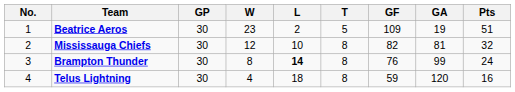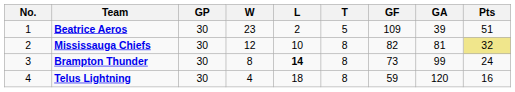(440, 29) 19 -> (440, 29) 39
(487, 45) no background -> (487, 45) khaki background
(392, 62) 76 -> (392, 62) 73
